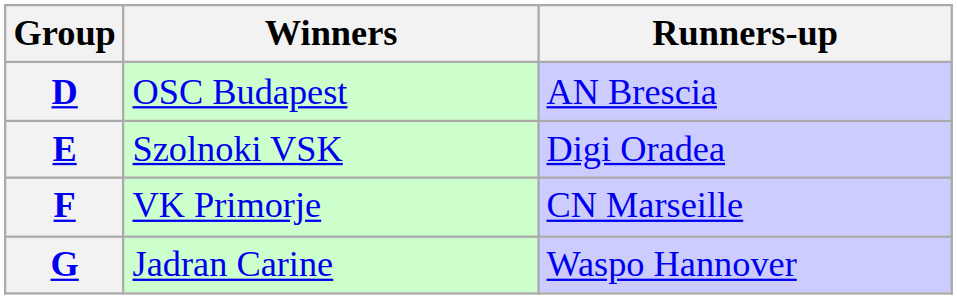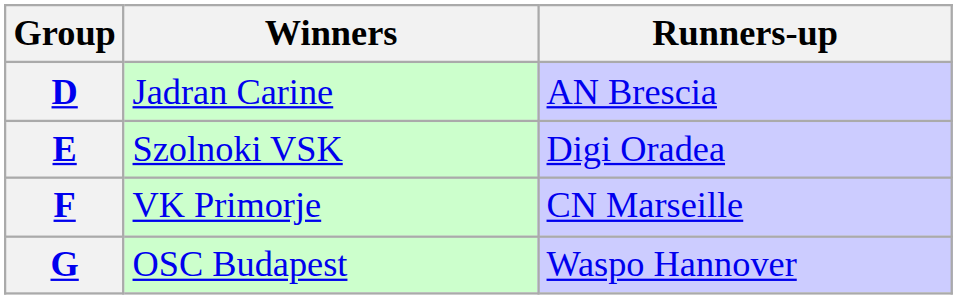(240, 90) OSC Budapest -> (233, 90) Jadran Carine
(233, 263) Jadran Carine -> (240, 263) OSC Budapest
